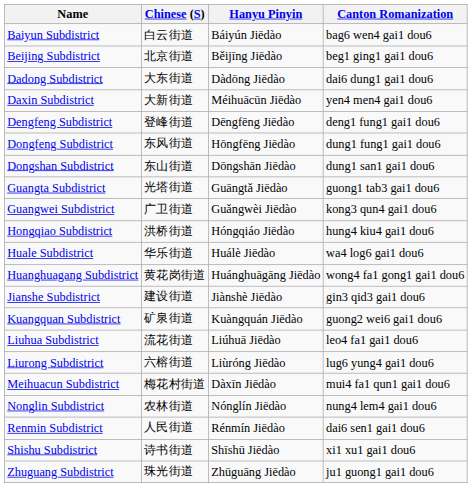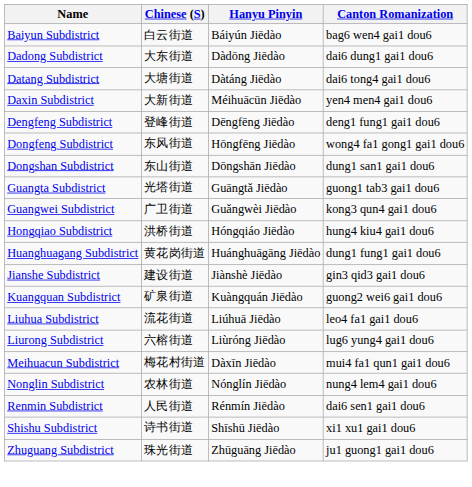- row: (54, 56)
+ row: (53, 78)
(383, 144) dung1 fung1 gai1 dou6 -> (395, 144) wong4 fa1 gong1 gai1 dou6
- row: (50, 253)
(395, 275) wong4 fa1 gong1 gai1 dou6 -> (383, 253) dung1 fung1 gai1 dou6
